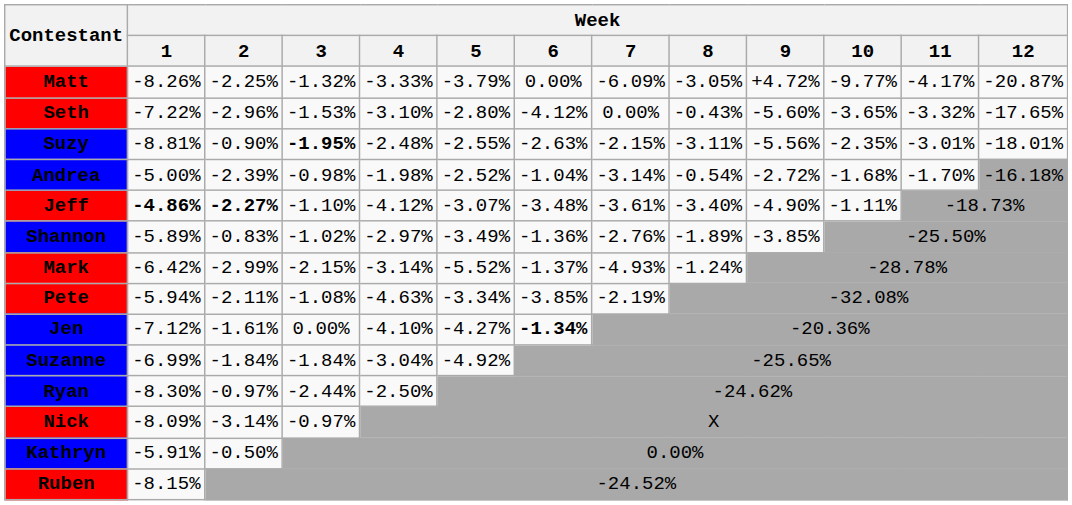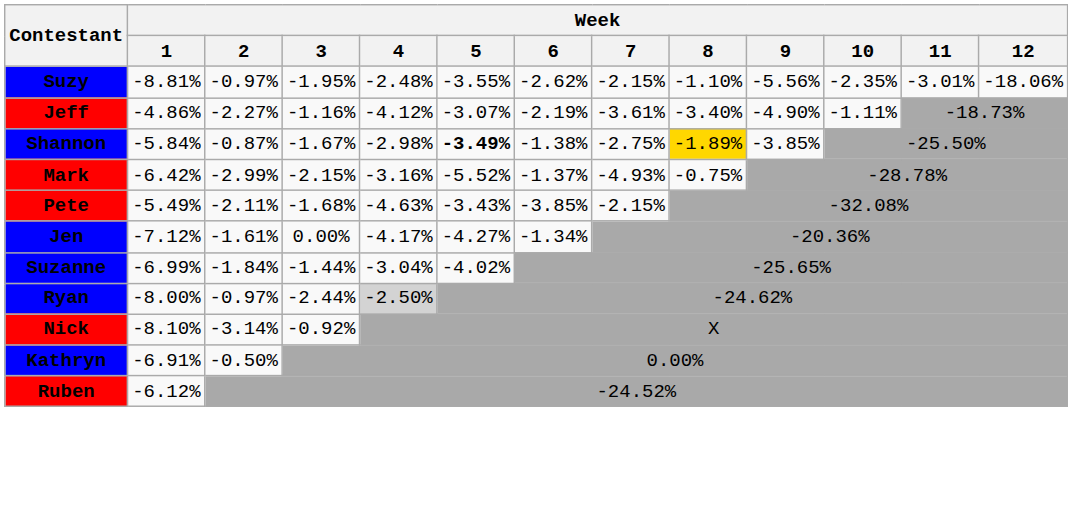- row: (66, 82)
- row: (66, 113)
(244, 144) -0.90% -> (244, 82) -0.97%
(321, 144) bold -> (321, 82) normal
(476, 144) -2.55% -> (476, 82) -3.55%
(553, 144) -2.63% -> (553, 82) -2.62%
(708, 144) -3.11% -> (708, 82) -1.10%
(1023, 144) -18.01% -> (1023, 82) -18.06%
- row: (66, 175)
(166, 206) bold -> (166, 113) normal
(244, 206) bold -> (244, 113) normal
(321, 206) -1.10% -> (321, 113) -1.16%
(553, 206) -3.48% -> (553, 113) -2.19%
(166, 237) -5.89% -> (166, 144) -5.84%
(244, 237) -0.83% -> (244, 144) -0.87%
(321, 237) -1.02% -> (321, 144) -1.67%
(398, 237) -2.97% -> (398, 144) -2.98%
(476, 237) normal -> (476, 144) bold
(553, 237) -1.36% -> (553, 144) -1.38%
(631, 237) -2.76% -> (631, 144) -2.75%
(708, 237) no background -> (708, 144) gold background
(398, 268) -3.14% -> (398, 175) -3.16%
(708, 268) -1.24% -> (708, 175) -0.75%
(166, 299) -5.94% -> (166, 206) -5.49%
(321, 299) -1.08% -> (321, 206) -1.68%
(476, 299) -3.34% -> (476, 206) -3.43%
(631, 299) -2.19% -> (631, 206) -2.15%
(398, 330) -4.10% -> (398, 237) -4.17%
(553, 330) bold -> (553, 237) normal
(321, 360) -1.84% -> (321, 268) -1.44%
(476, 360) -4.92% -> (476, 268) -4.02%
(166, 391) -8.30% -> (166, 299) -8.00%
(398, 391) no background -> (398, 299) lightgrey background
(166, 422) -8.09% -> (166, 330) -8.10%
(321, 422) -0.97% -> (321, 330) -0.92%
(166, 453) -5.91% -> (166, 360) -6.91%
(166, 484) -8.15% -> (166, 391) -6.12%
